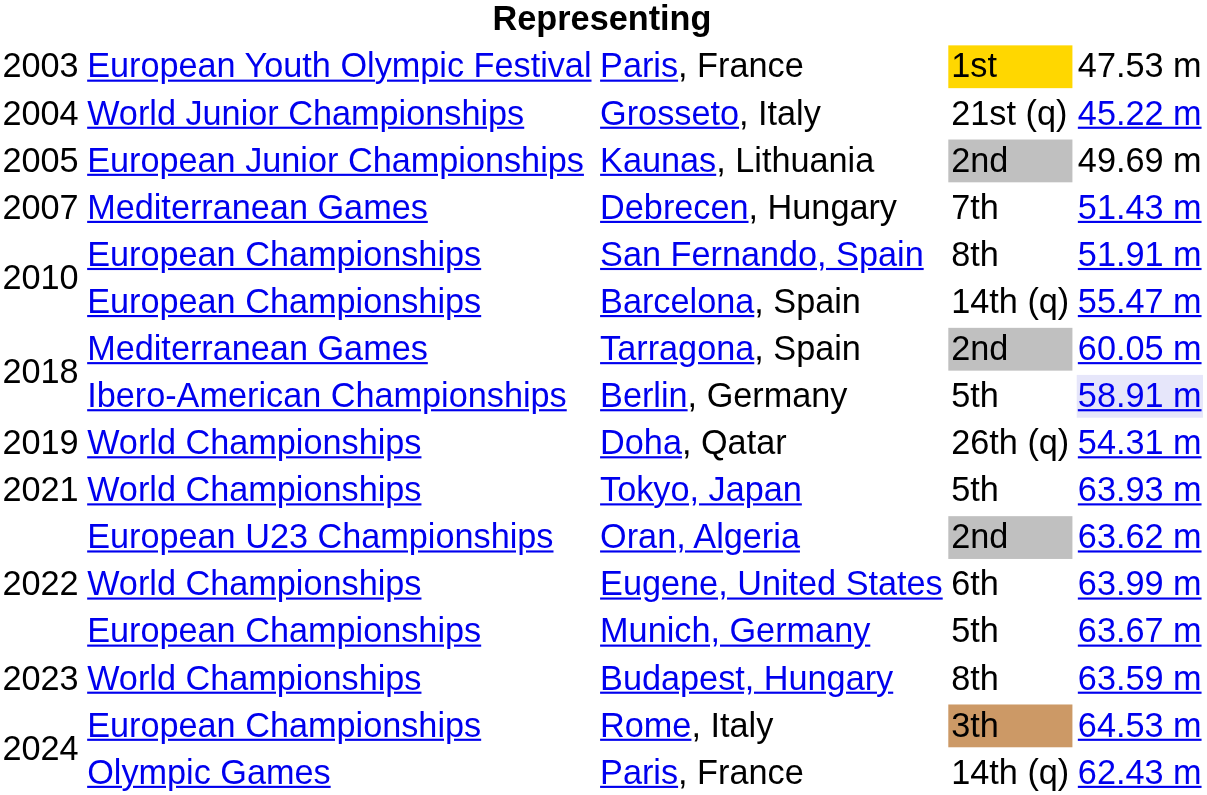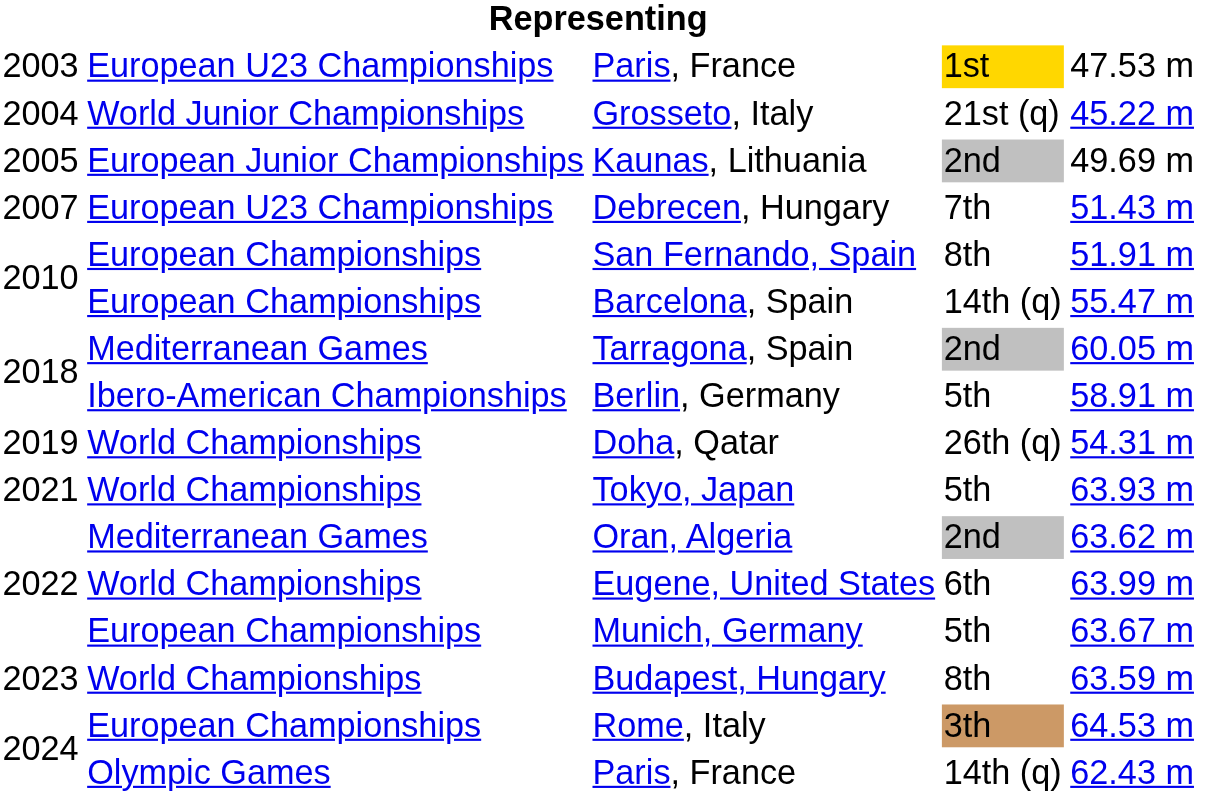(339, 66) European Youth Olympic Festival -> (320, 66) European U23 Championships
(257, 207) Mediterranean Games -> (320, 207) European U23 Championships
(1140, 395) lavender background -> (1132, 395) no background
(320, 536) European U23 Championships -> (257, 536) Mediterranean Games
